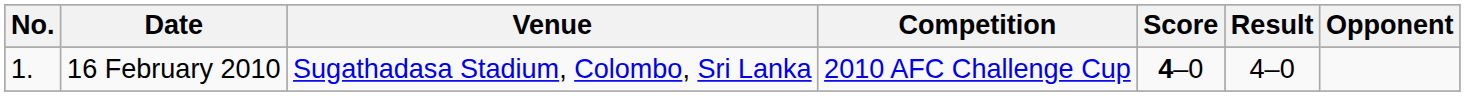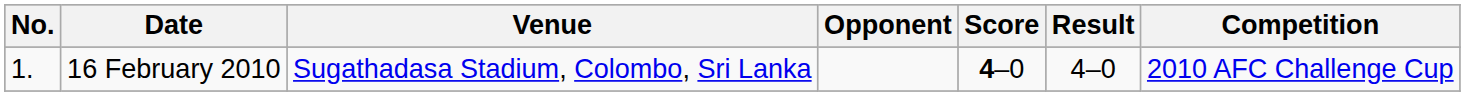columns swapped: (1390, 25) <-> (977, 25)
